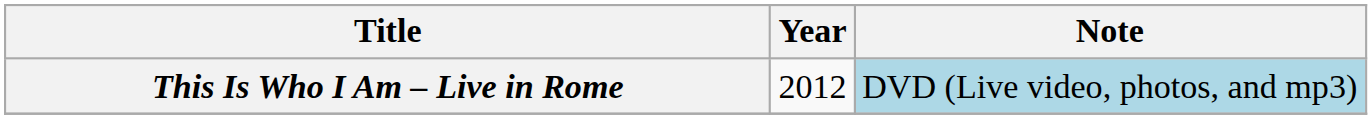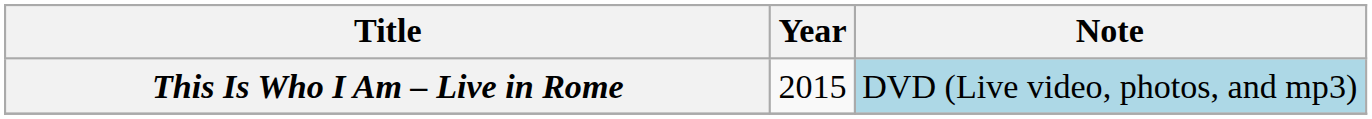(812, 85) 2012 -> (812, 85) 2015
